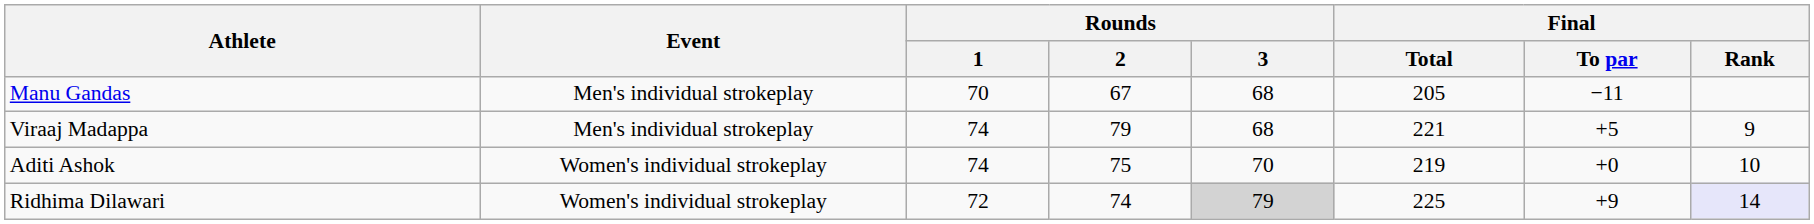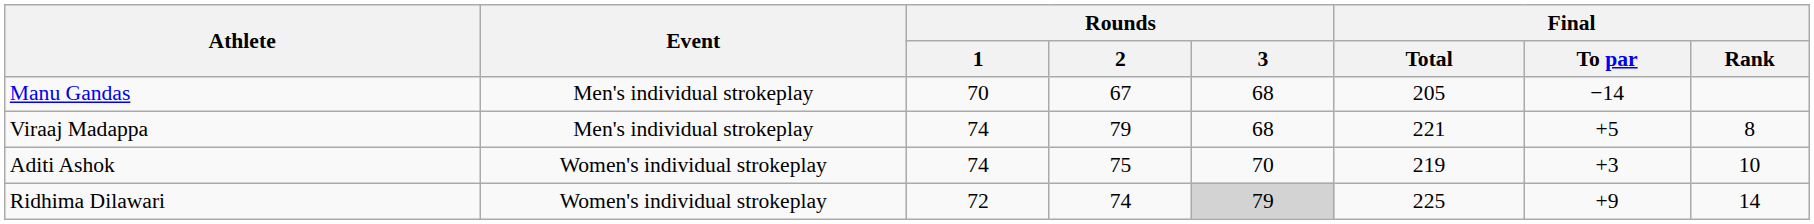(1607, 93) −11 -> (1607, 93) −14
(1750, 129) 9 -> (1750, 129) 8
(1607, 165) +0 -> (1607, 165) +3
(1750, 200) lavender background -> (1750, 200) no background
